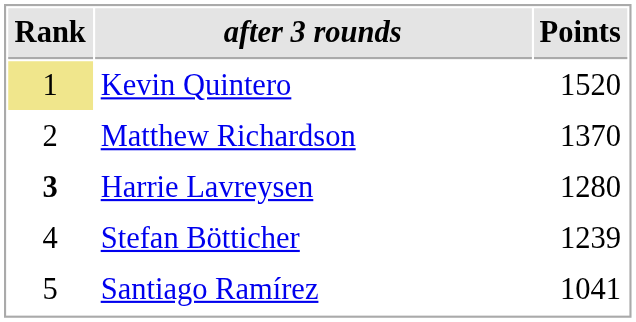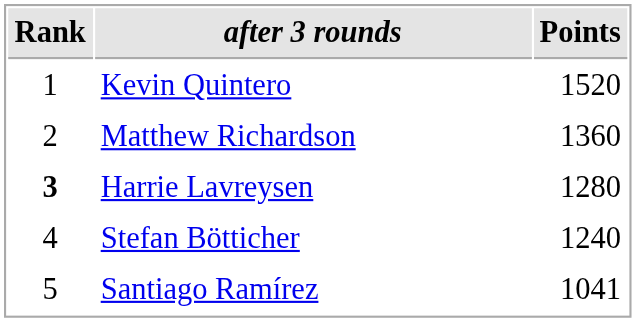(50, 85) khaki background -> (50, 85) no background
(590, 135) 1370 -> (590, 135) 1360
(590, 237) 1239 -> (590, 237) 1240
